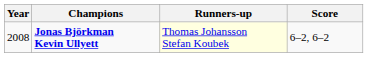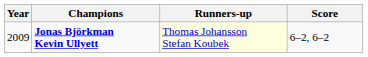(18, 37) 2008 -> (18, 37) 2009
